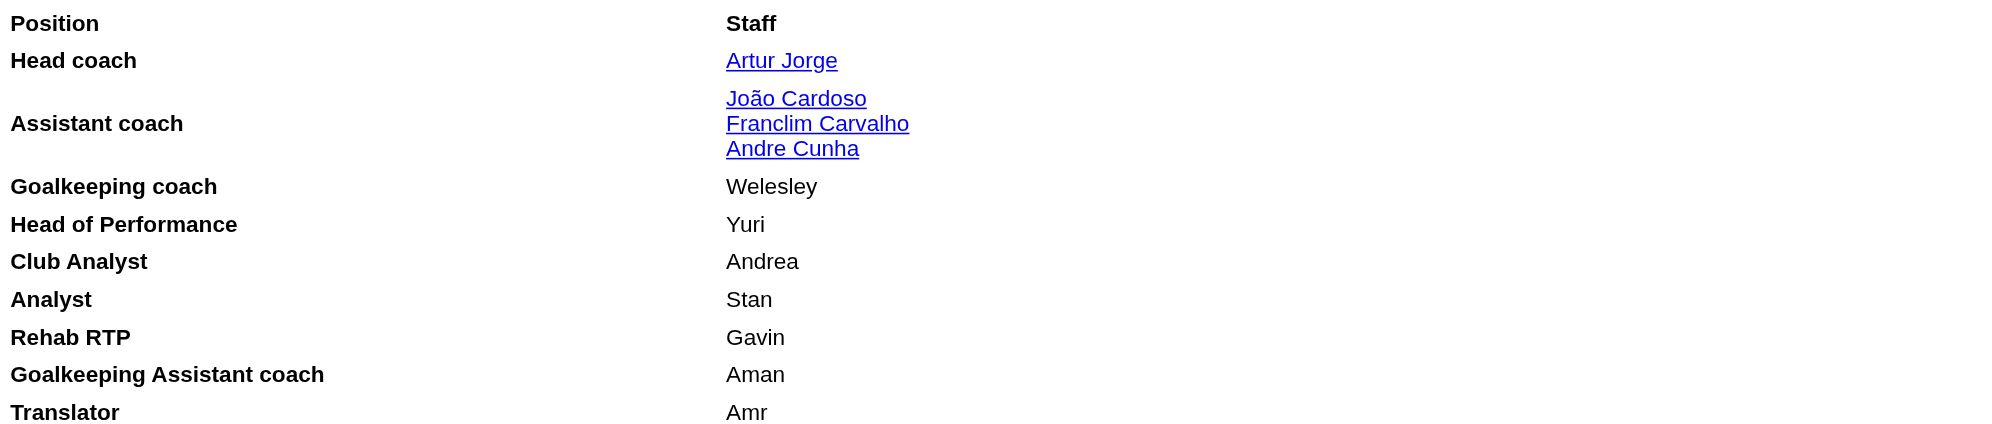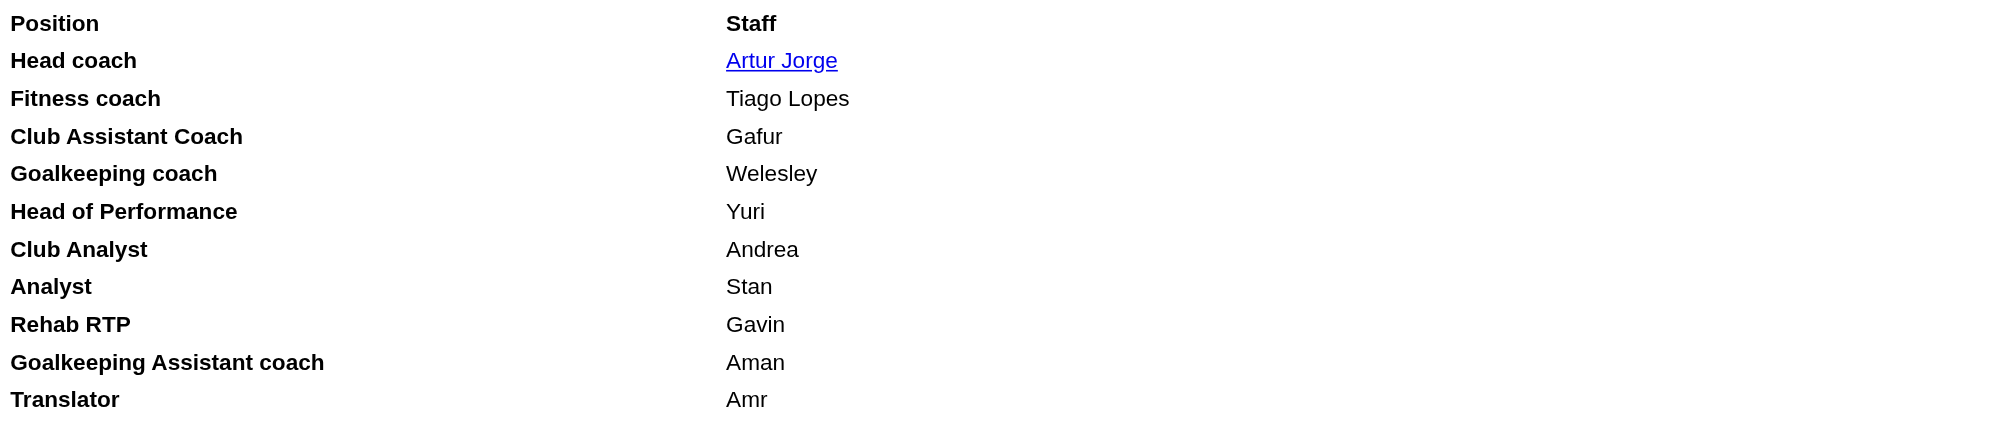- row: (97, 123)
+ row: (86, 98)
+ row: (127, 136)
